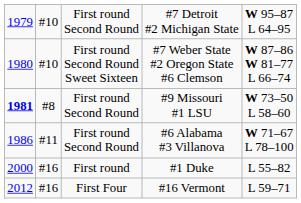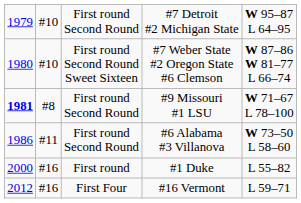(269, 105) W 73–50 L 58–60 -> (269, 105) W 71–67 L 78–100
(269, 140) W 71–67 L 78–100 -> (269, 140) W 73–50 L 58–60
